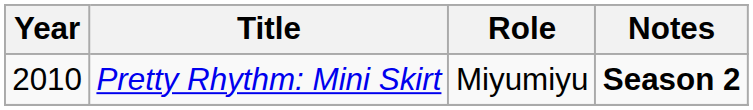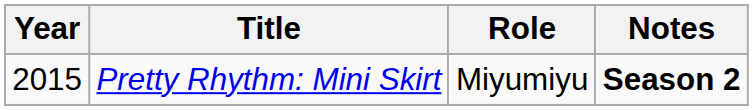(47, 79) 2010 -> (47, 79) 2015
